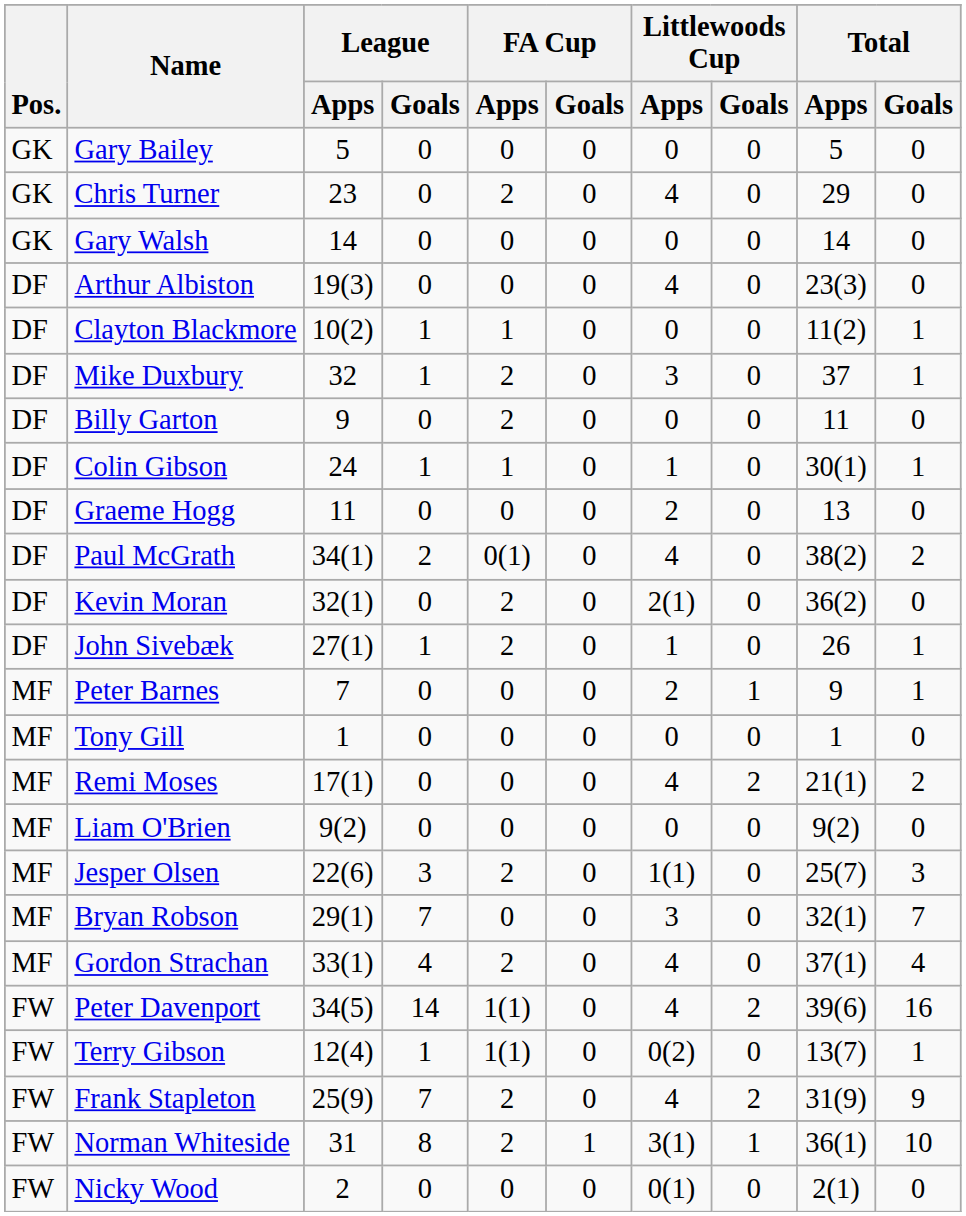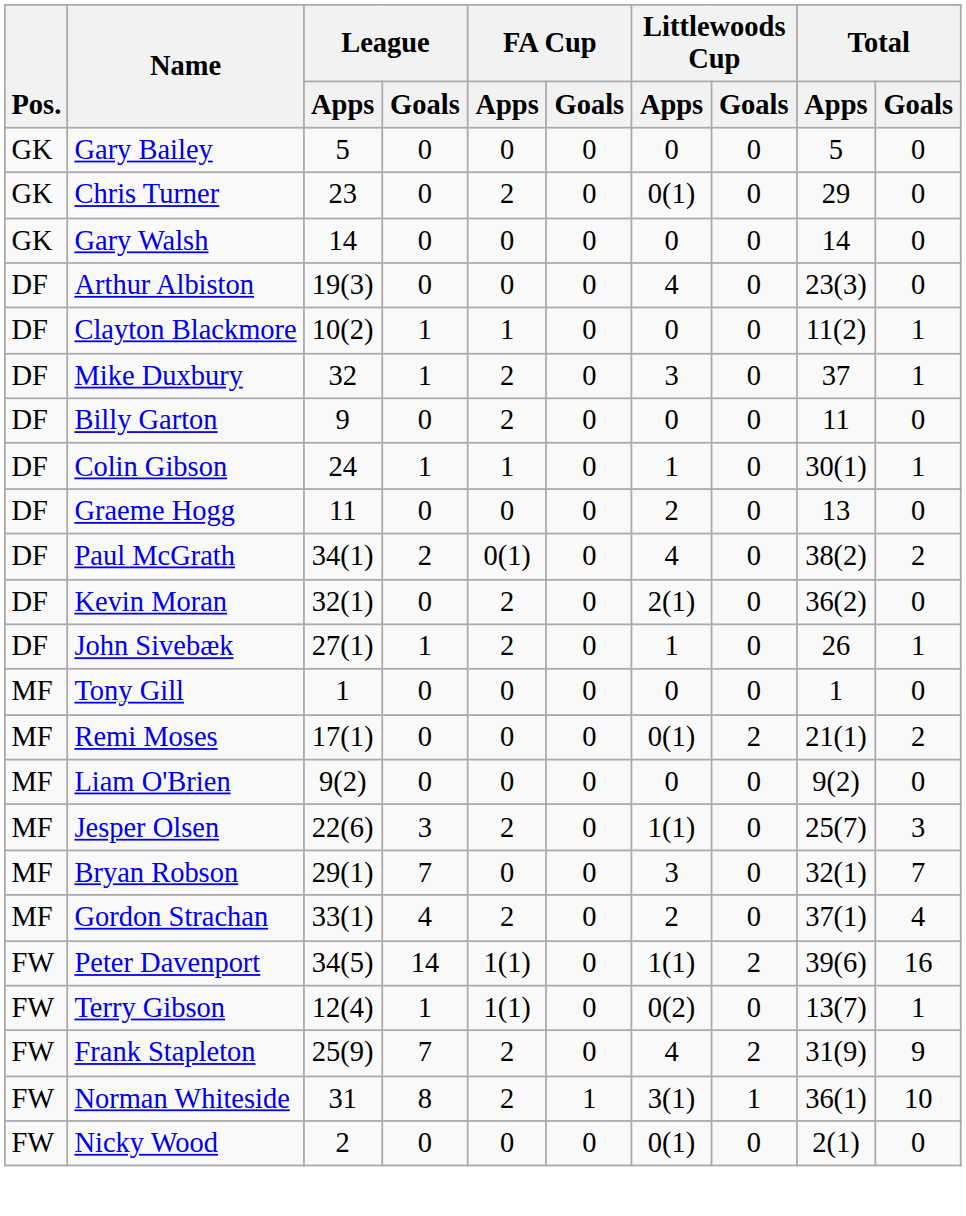(672, 194) 4 -> (672, 194) 0(1)
- row: (147, 691)
(672, 781) 4 -> (672, 736) 0(1)
(672, 962) 4 -> (672, 917) 2
(672, 1007) 4 -> (672, 962) 1(1)
